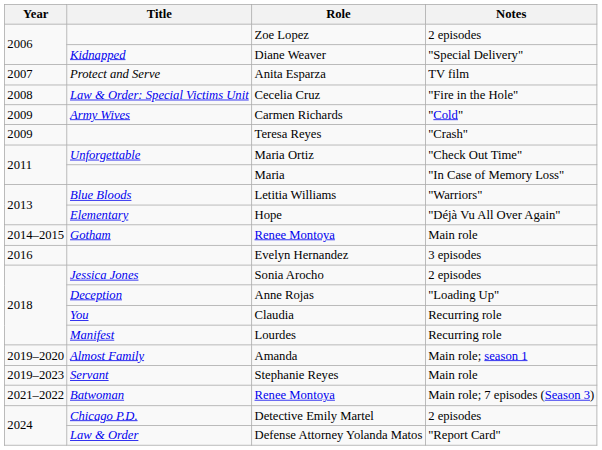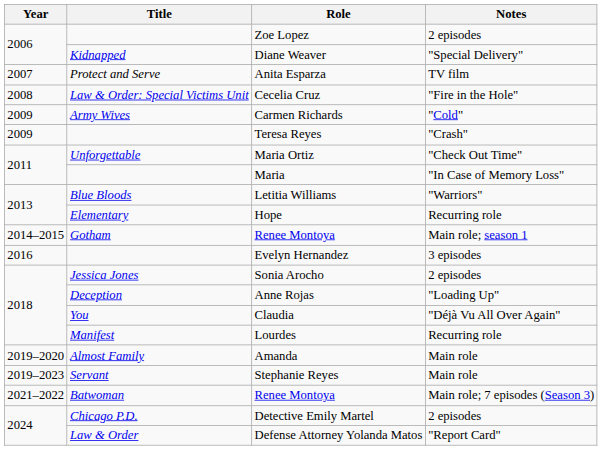(494, 214) "Déjà Vu All Over Again" -> (465, 214) Recurring role
(453, 235) Main role -> (478, 235) Main role; season 1
(465, 315) Recurring role -> (494, 315) "Déjà Vu All Over Again"
(478, 355) Main role; season 1 -> (453, 355) Main role
